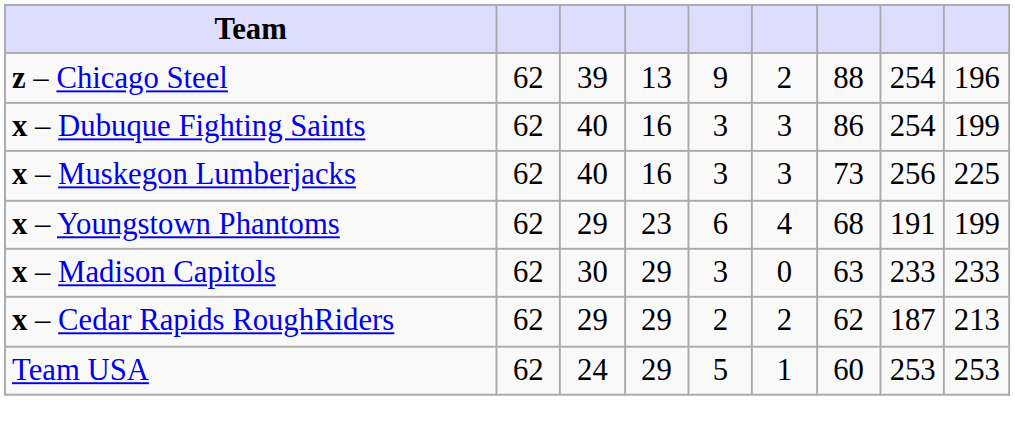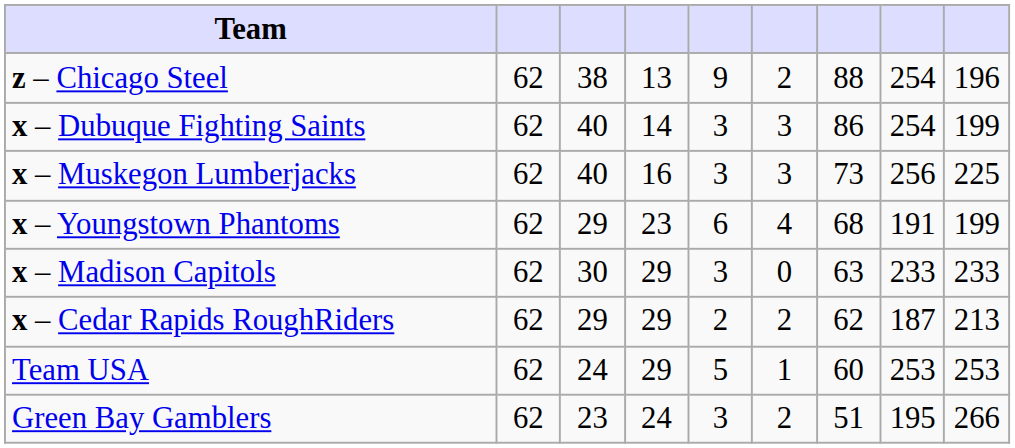(592, 77) 39 -> (592, 77) 38
(656, 126) 16 -> (656, 126) 14
+ row: (142, 418)
